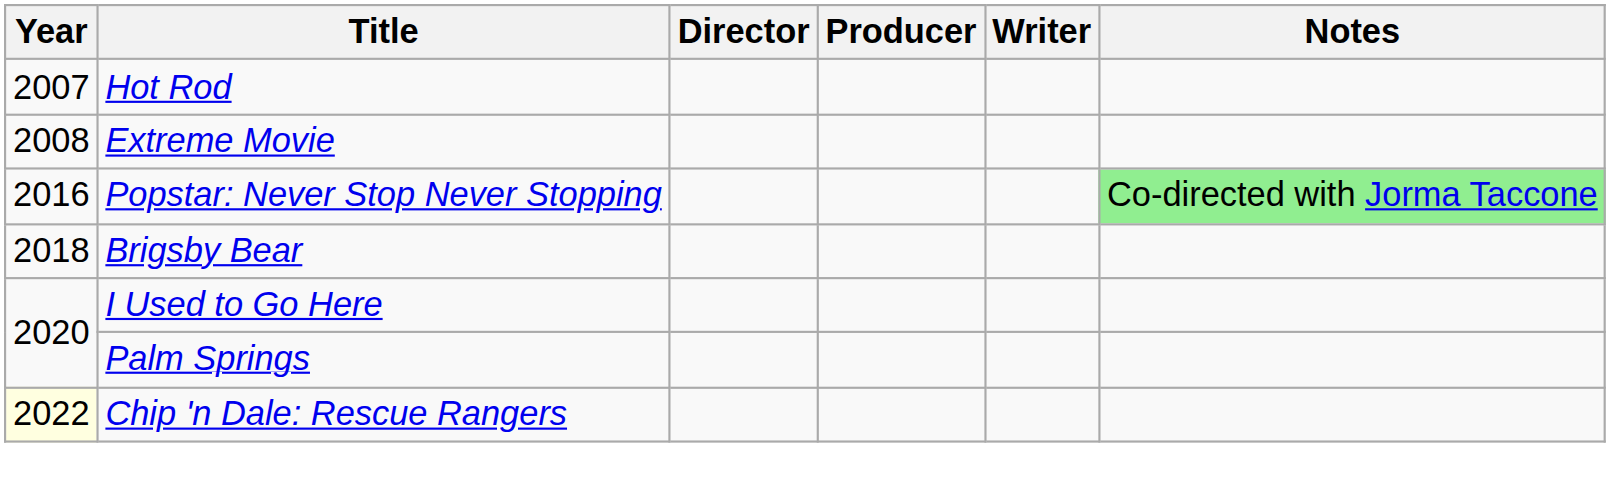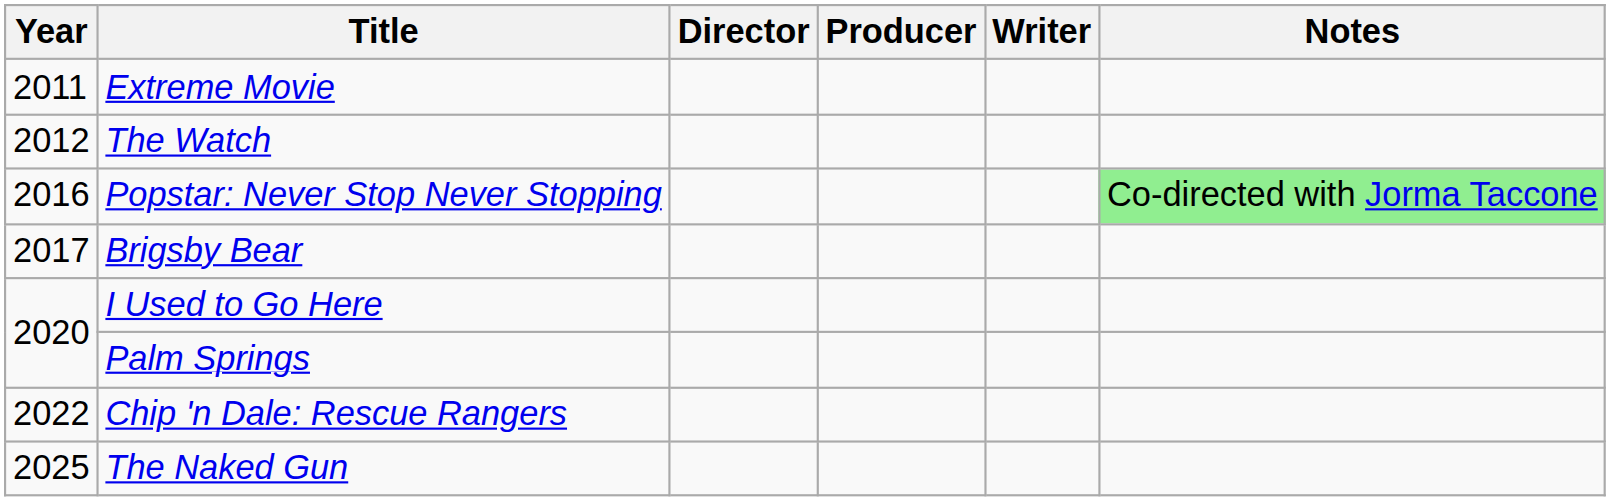- row: (168, 86)
(51, 140) 2008 -> (50, 86) 2011
+ row: (188, 140)
(51, 250) 2018 -> (51, 250) 2017
(51, 413) lightyellow background -> (51, 413) no background
+ row: (227, 468)
